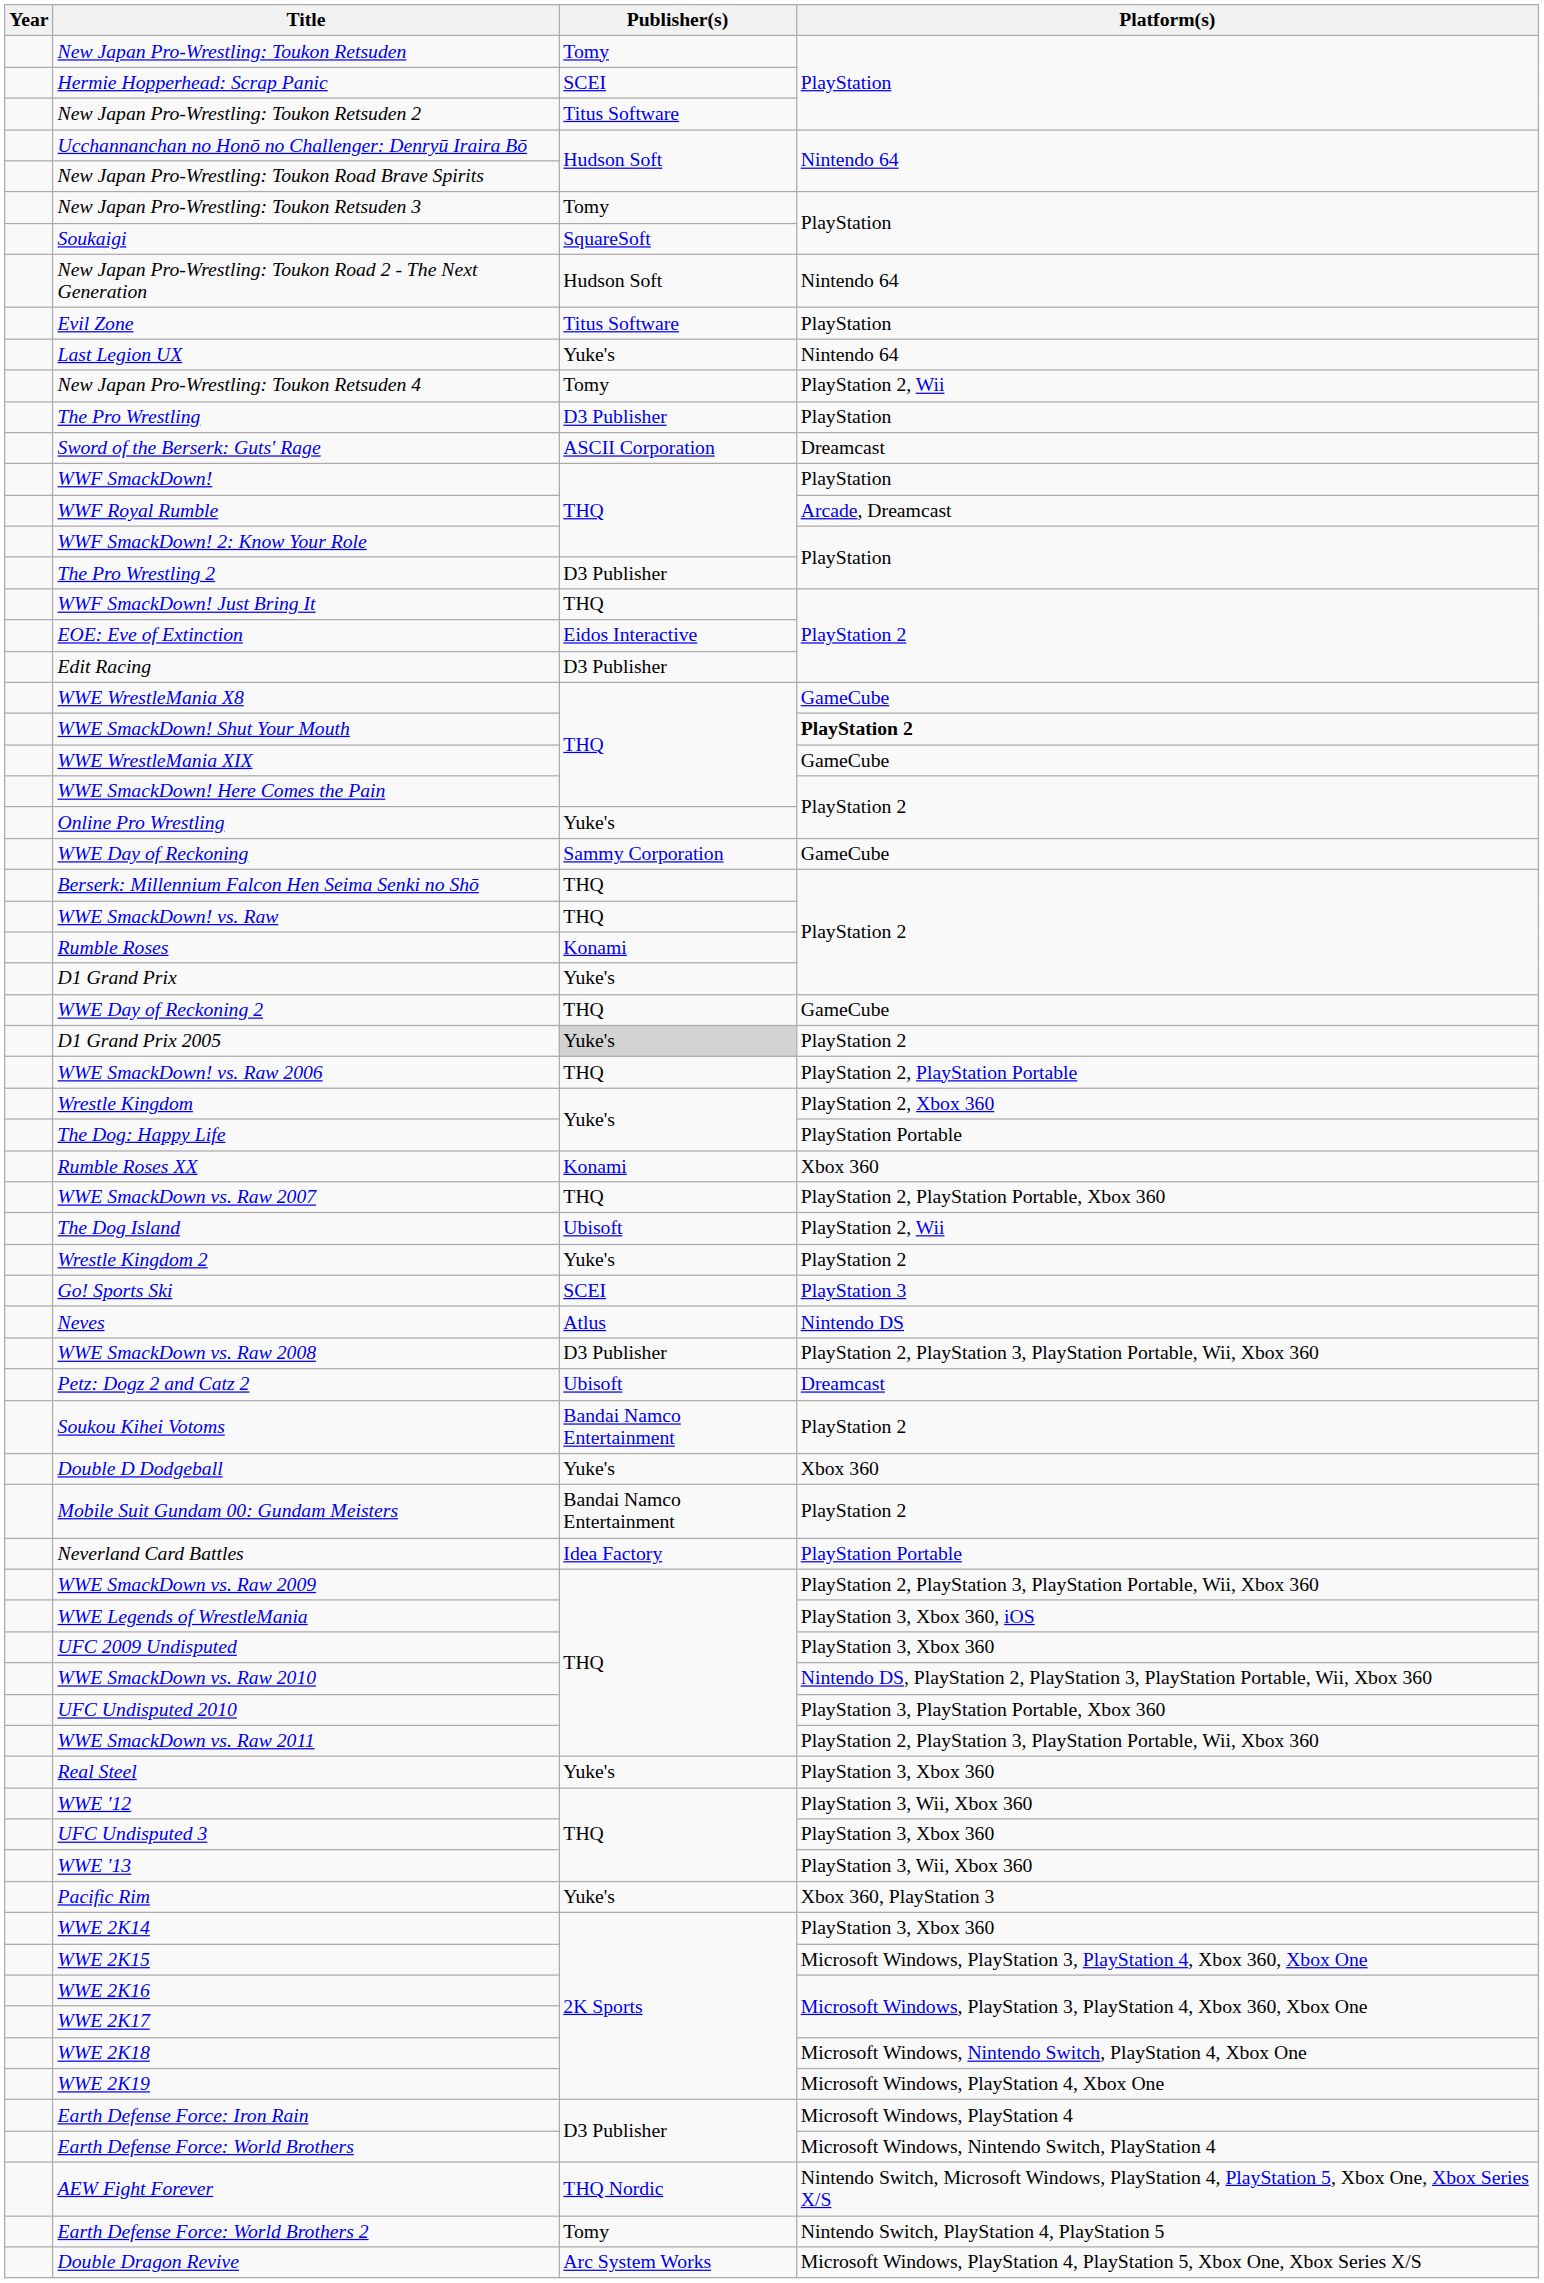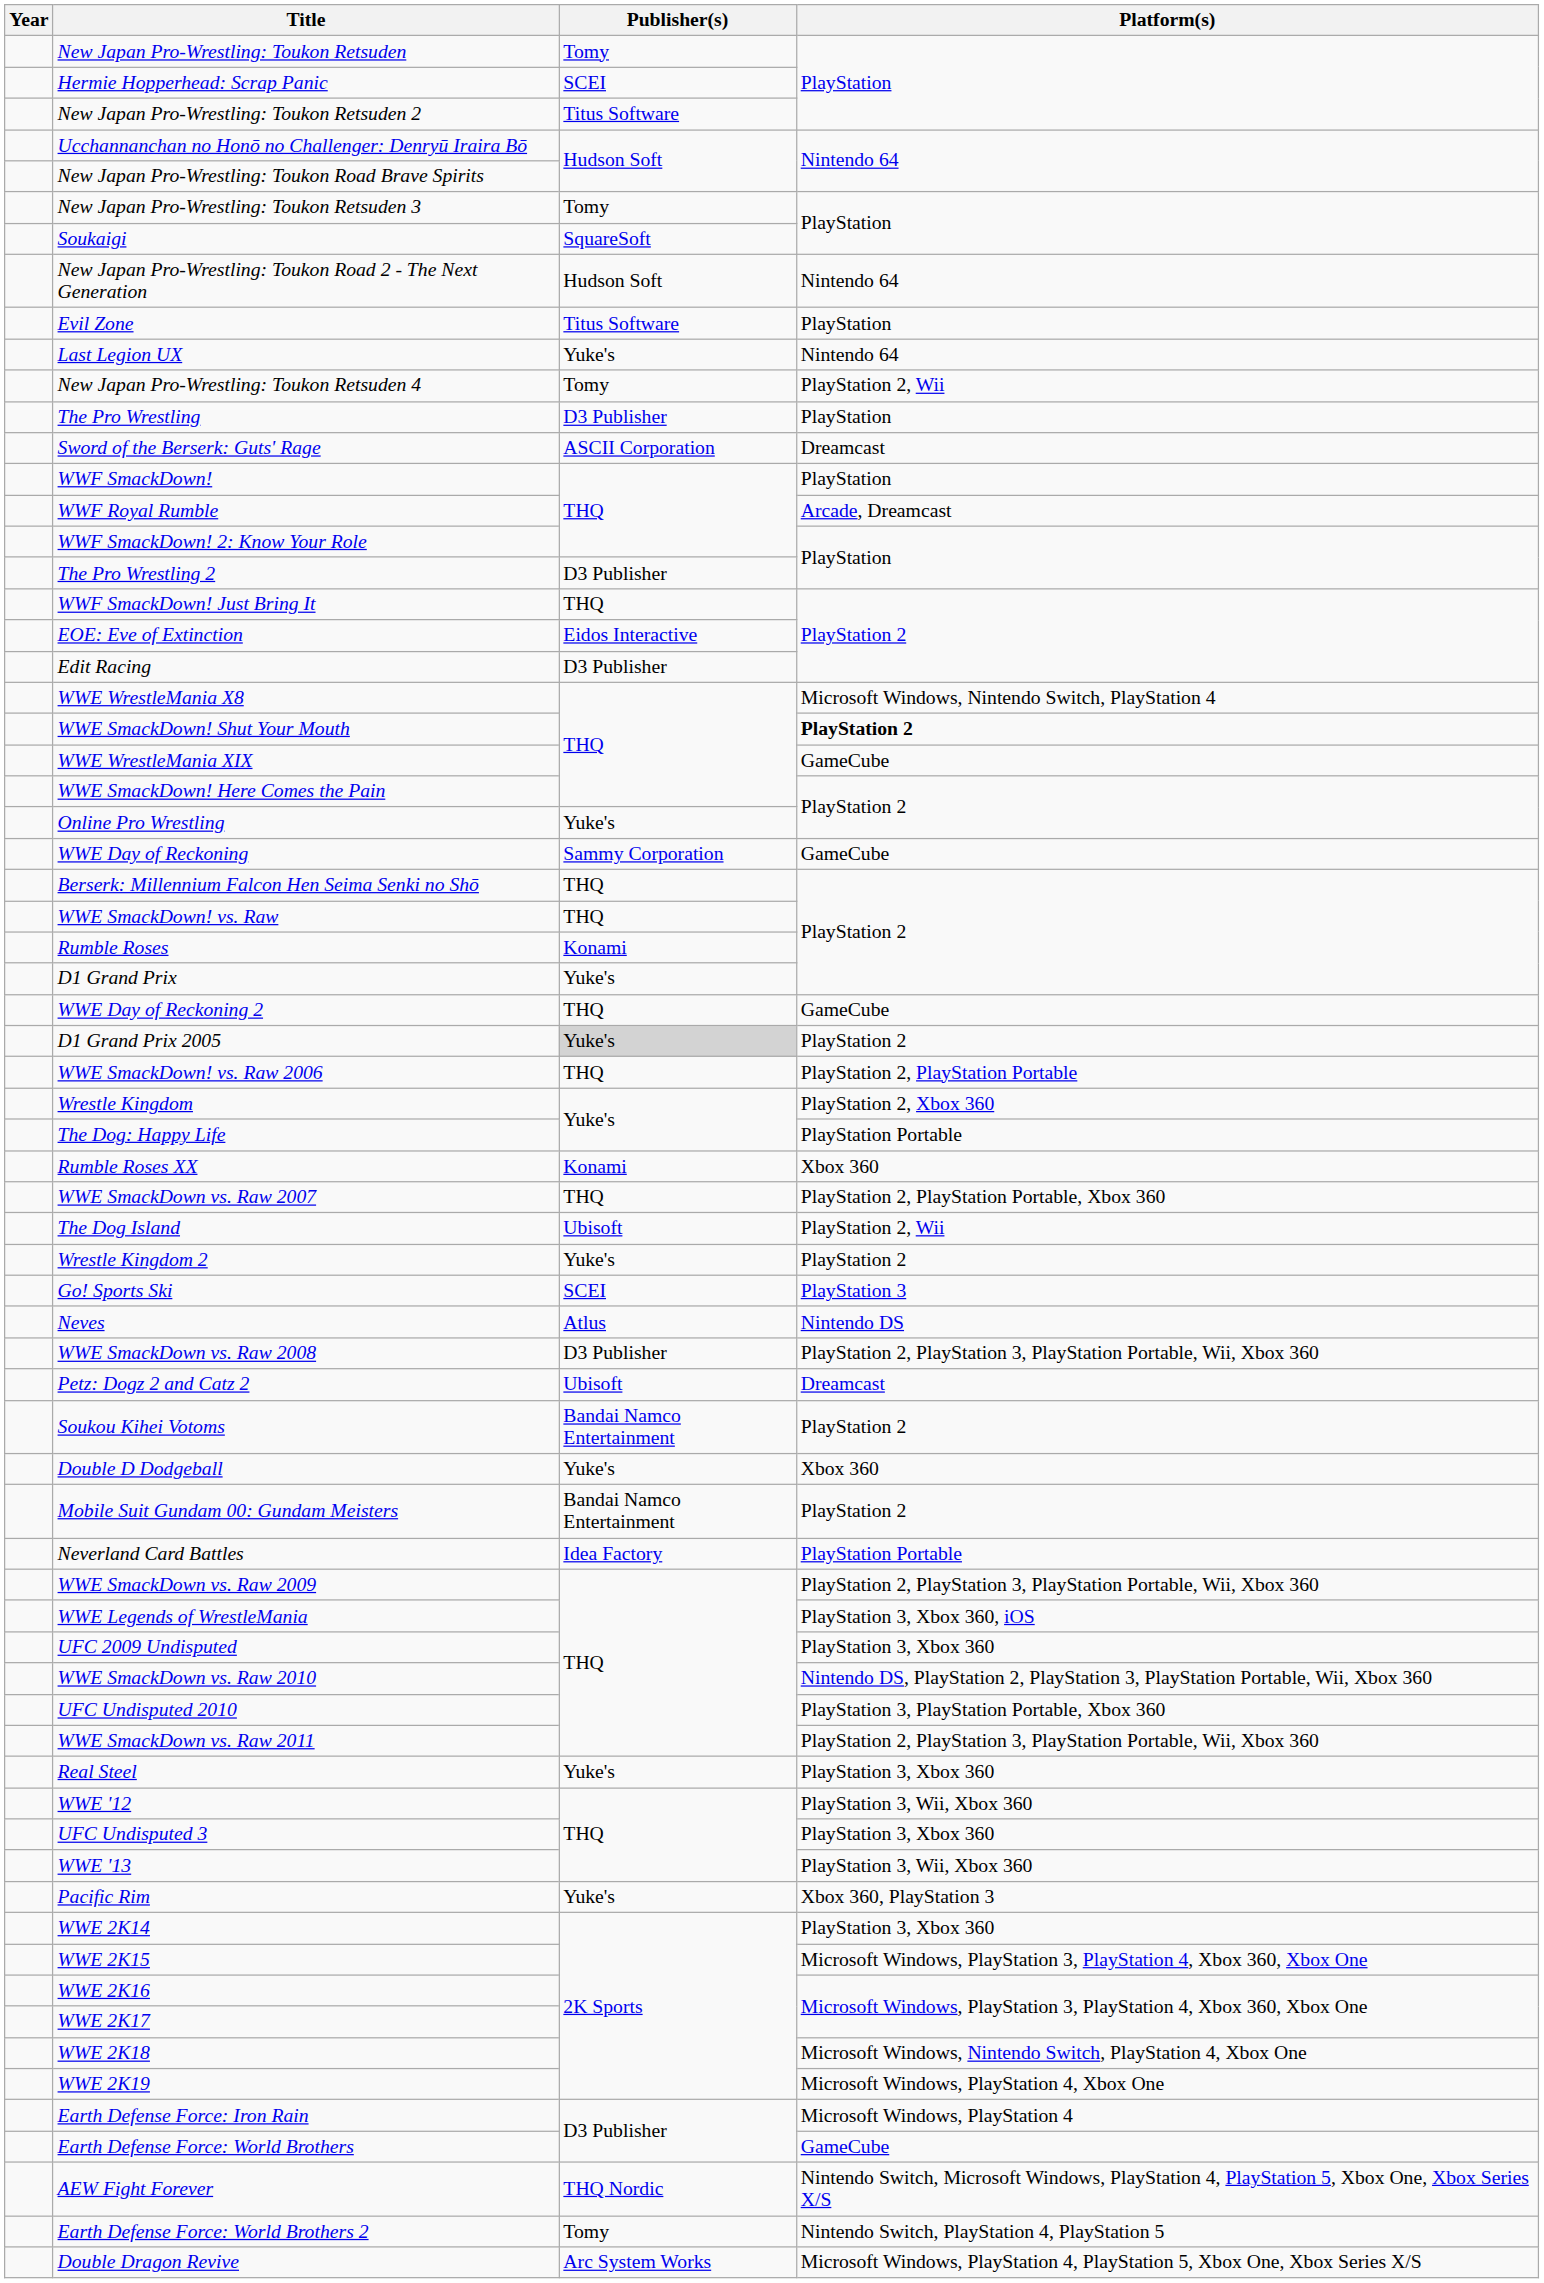(845, 697) GameCube -> (1008, 697) Microsoft Windows, Nintendo Switch, PlayStation 4
(1008, 2146) Microsoft Windows, Nintendo Switch, PlayStation 4 -> (845, 2146) GameCube
